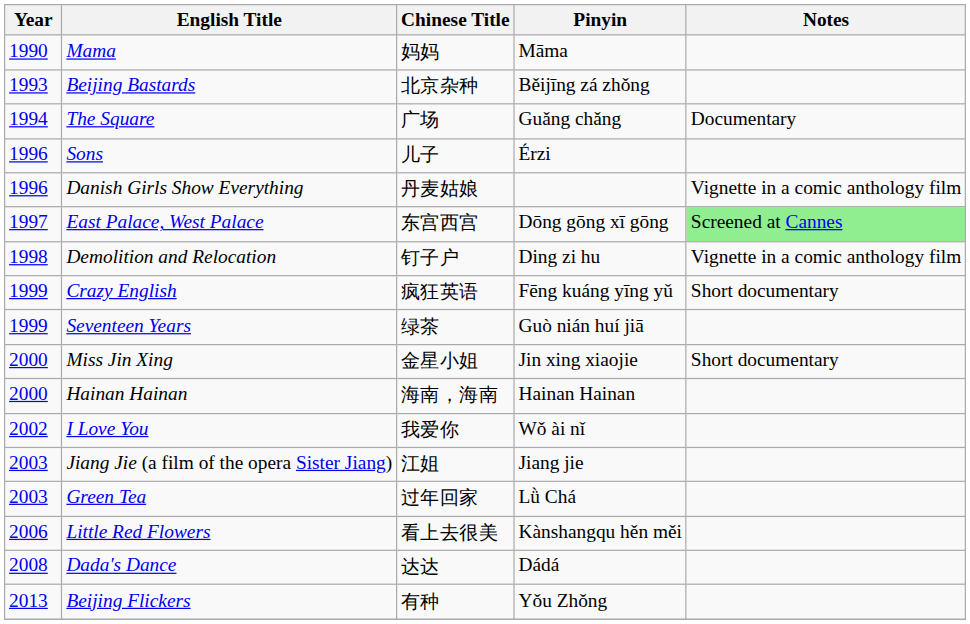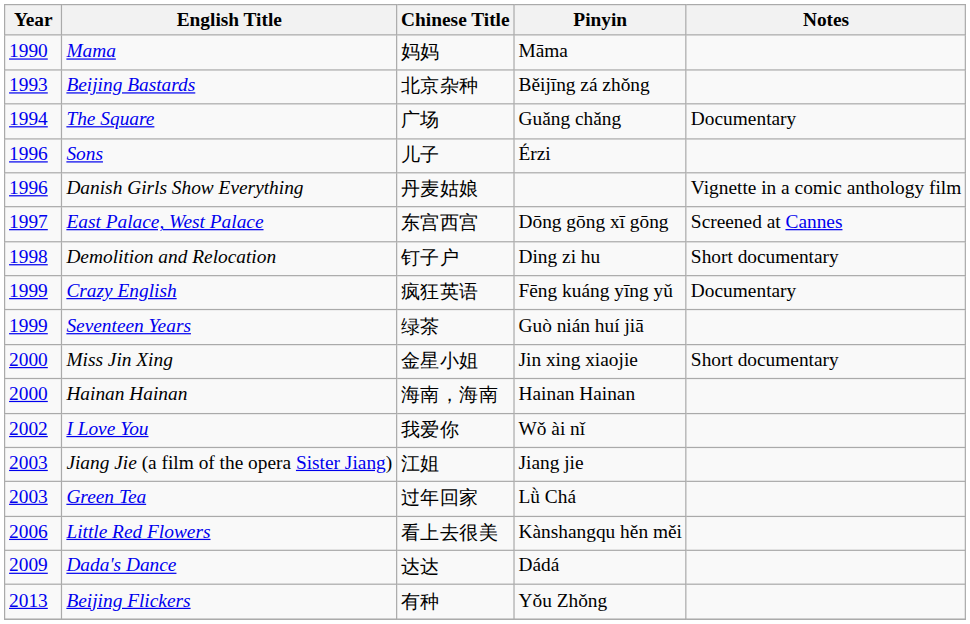(767, 222) lightgreen background -> (767, 222) no background
(826, 256) Vignette in a comic anthology film -> (765, 256) Short documentary
(765, 290) Short documentary -> (744, 290) Documentary
(28, 565) 2008 -> (28, 565) 2009
